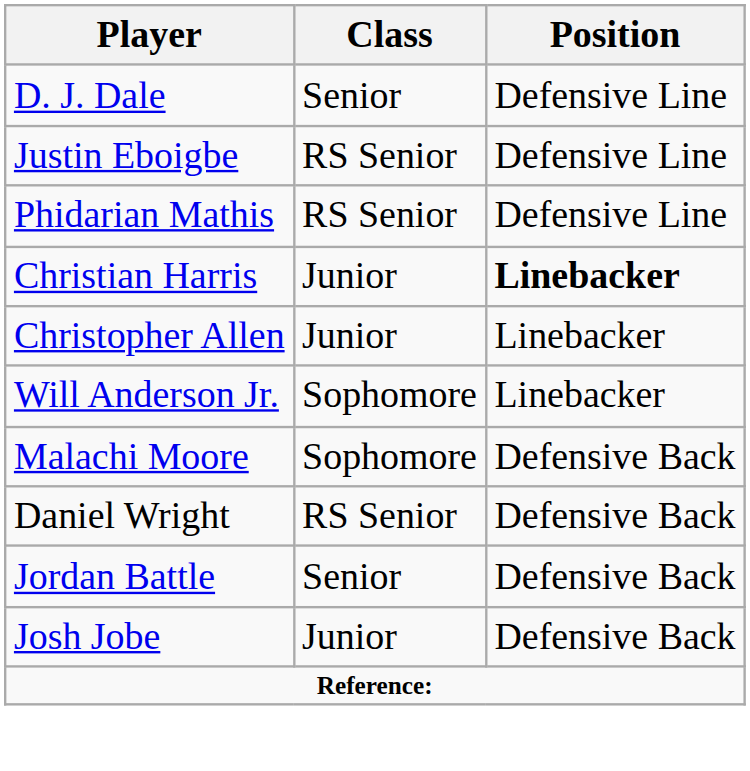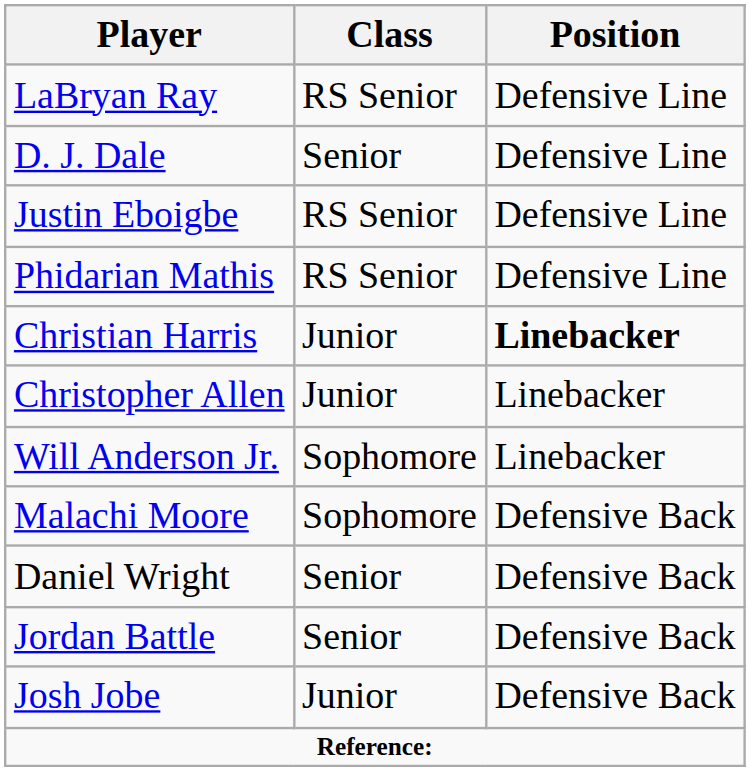+ row: (116, 94)
(380, 515) RS Senior -> (352, 575) Senior
